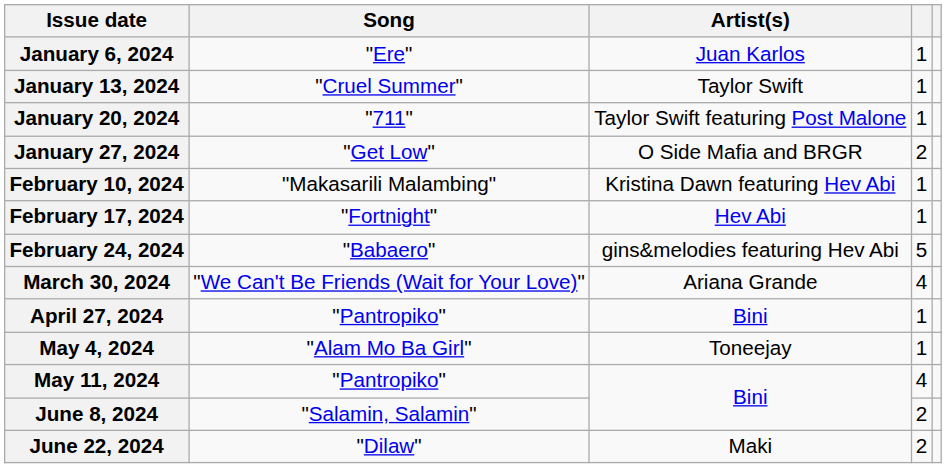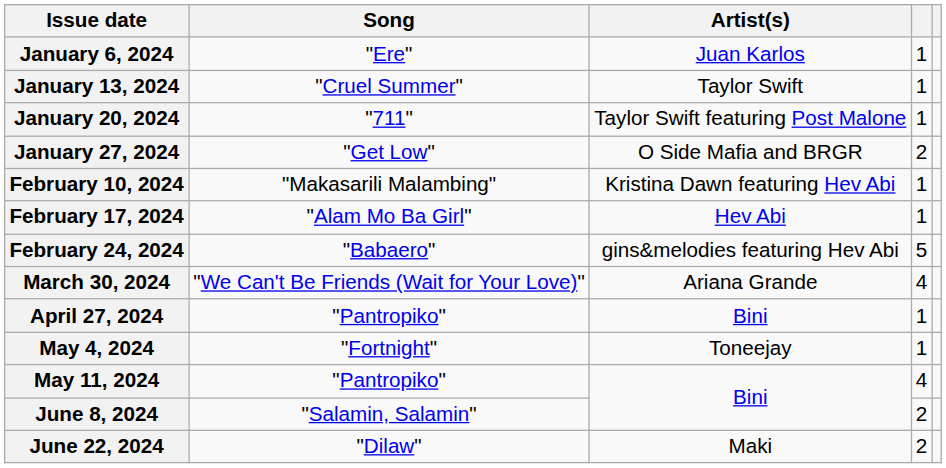(389, 217) "Fortnight" -> (389, 217) "Alam Mo Ba Girl"
(389, 348) "Alam Mo Ba Girl" -> (389, 348) "Fortnight"
